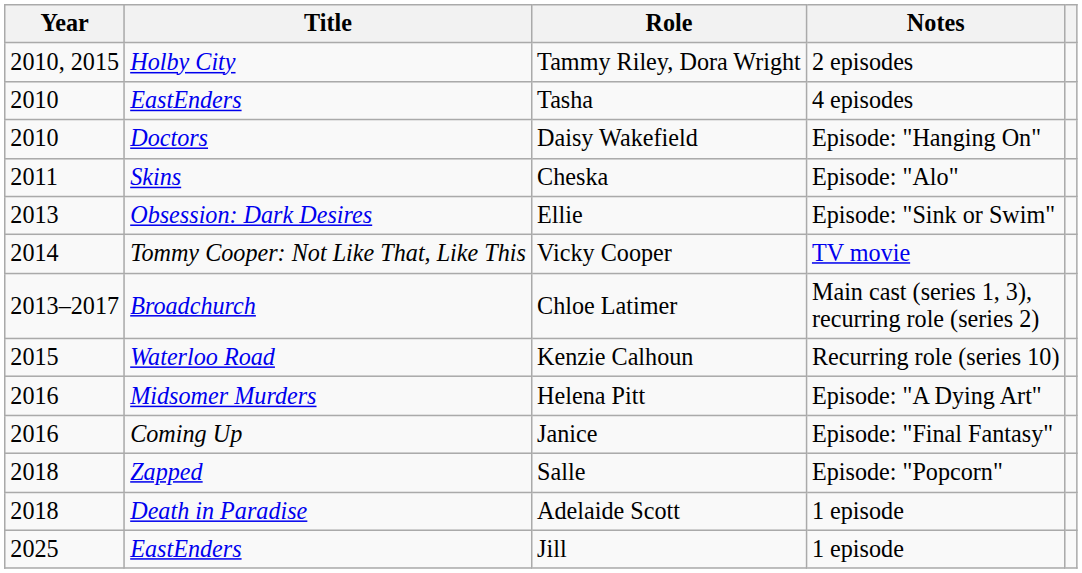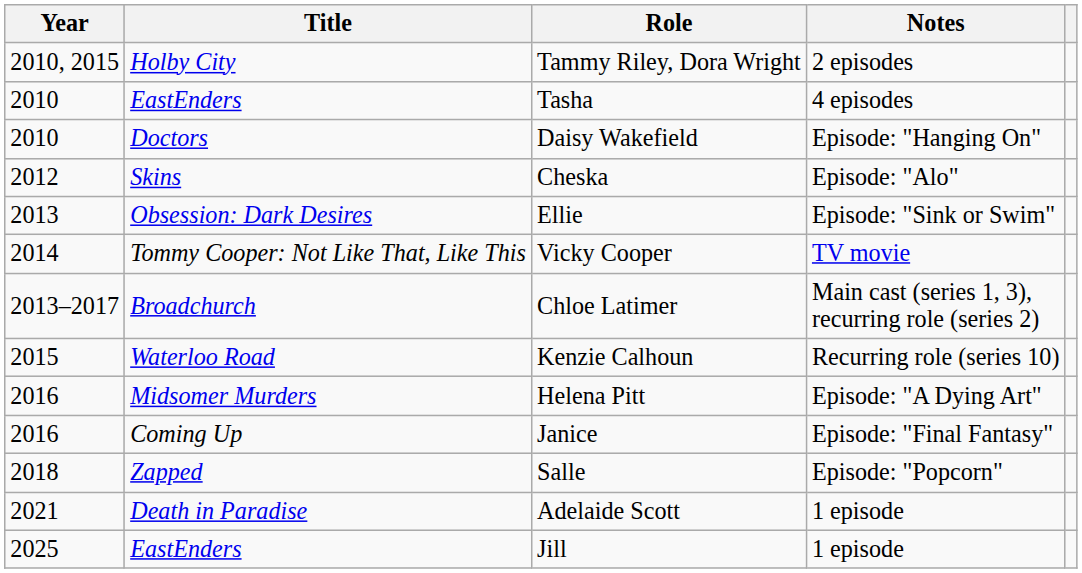(34, 176) 2011 -> (34, 176) 2012
(34, 510) 2018 -> (34, 510) 2021
